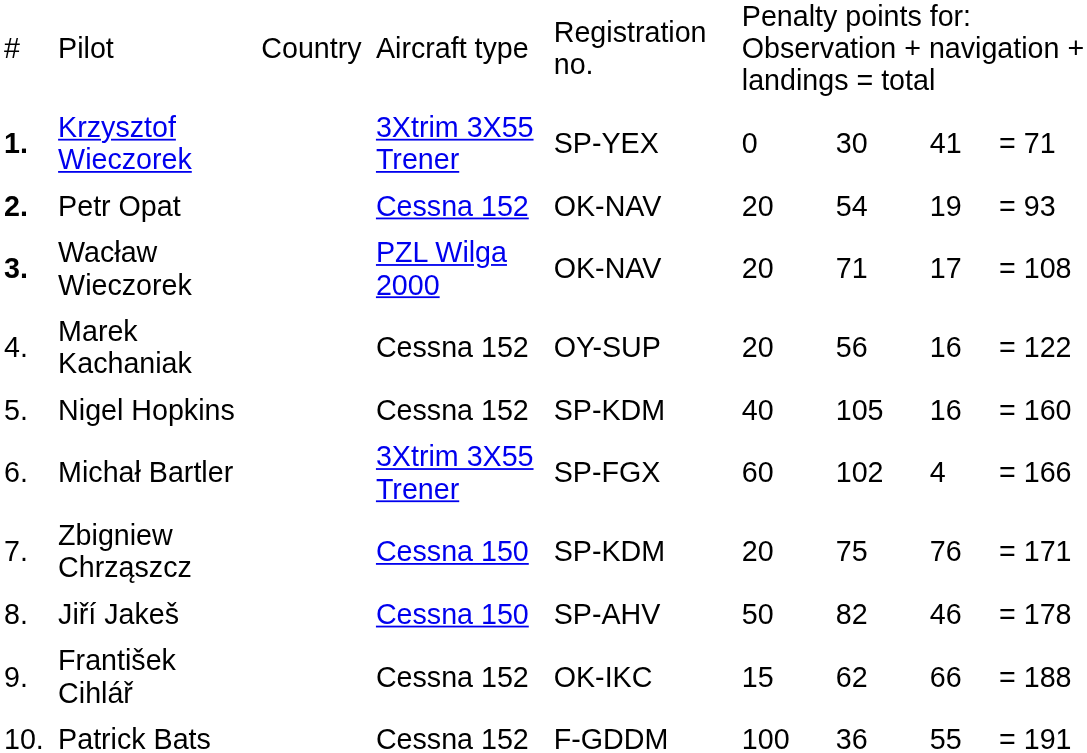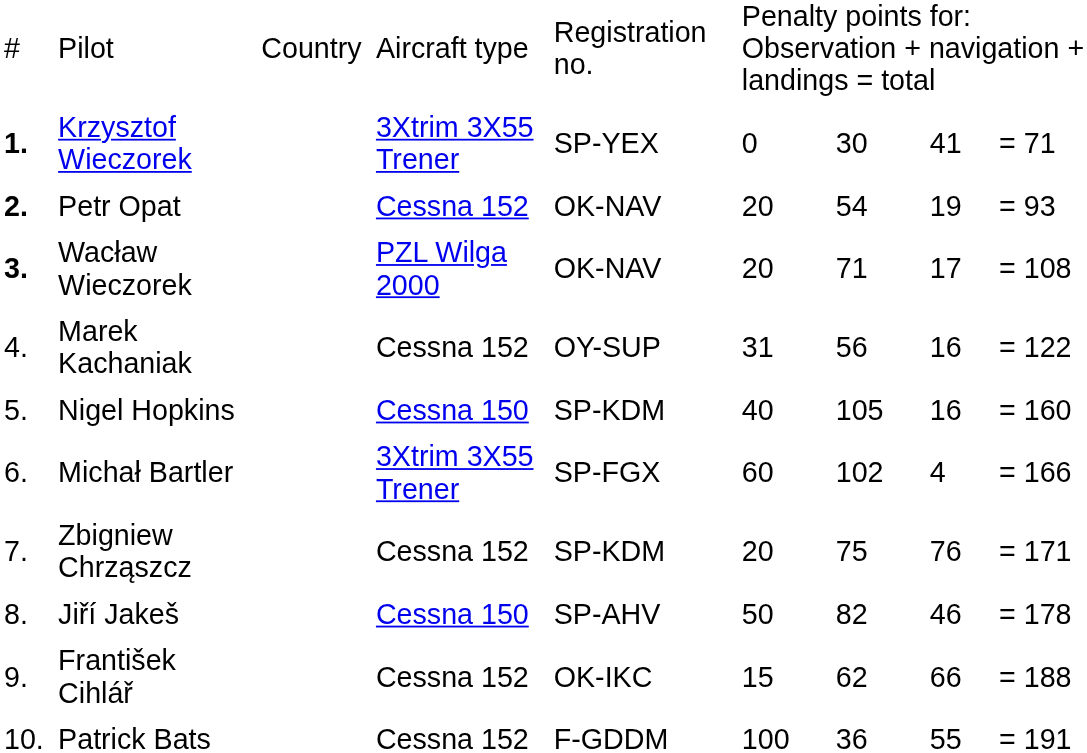(758, 347) 20 -> (758, 347) 31
(452, 410) Cessna 152 -> (452, 410) Cessna 150
(452, 551) Cessna 150 -> (452, 551) Cessna 152
